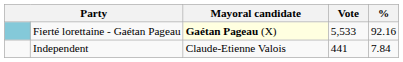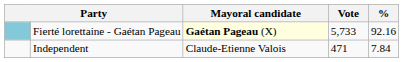(343, 31) 5,533 -> (343, 31) 5,733
(339, 48) 441 -> (339, 48) 471
